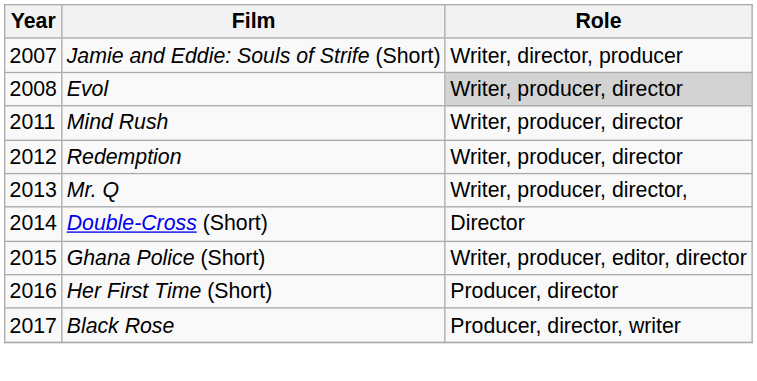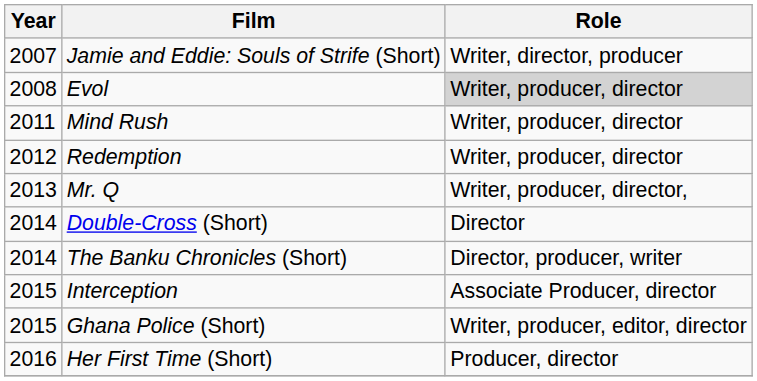+ row: (207, 257)
+ row: (122, 291)
- row: (121, 325)
